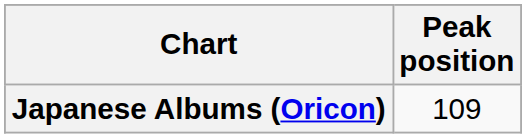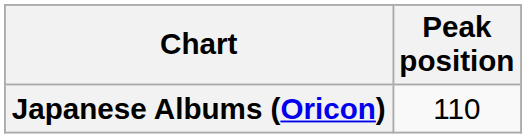(457, 108) 109 -> (457, 108) 110
